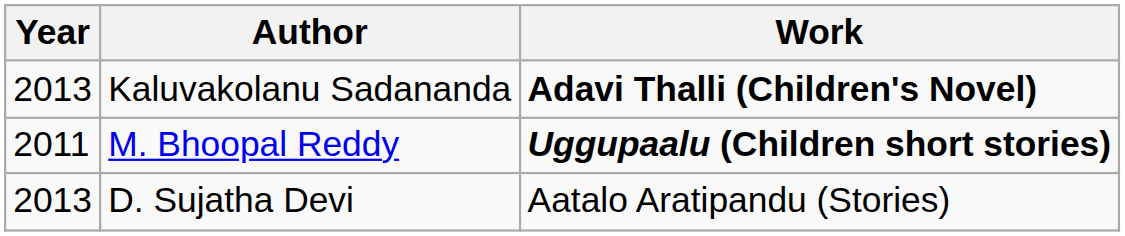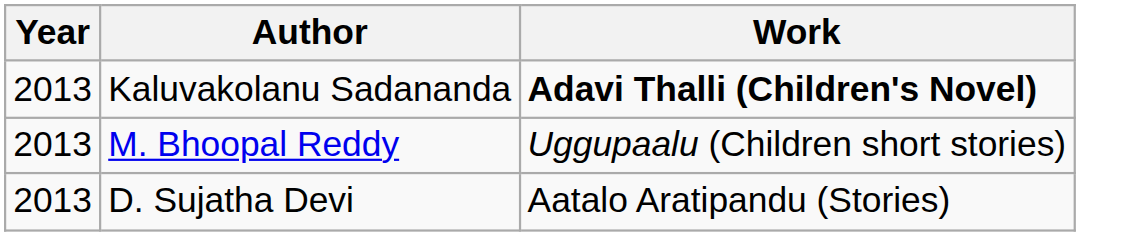(51, 144) 2011 -> (53, 144) 2013
(819, 144) bold -> (797, 144) normal
